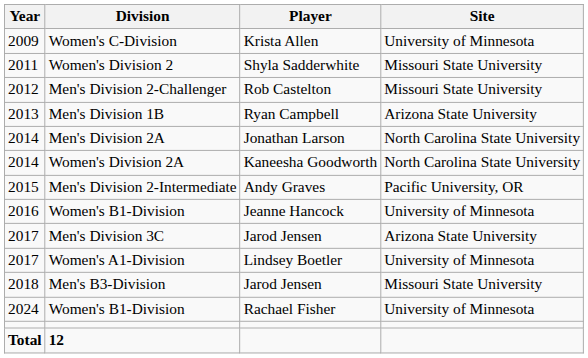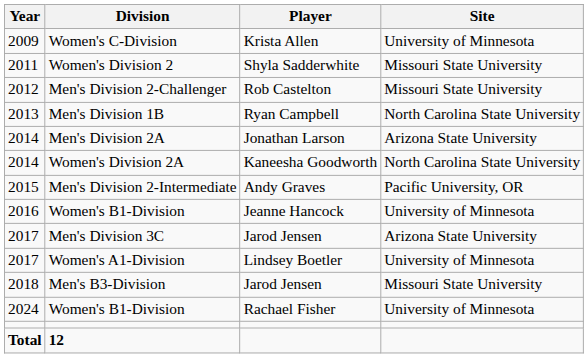(461, 114) Arizona State University -> (482, 114) North Carolina State University
(482, 138) North Carolina State University -> (461, 138) Arizona State University
